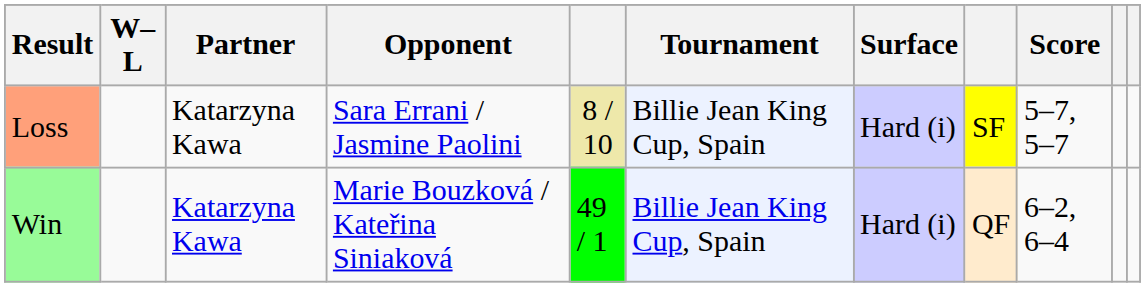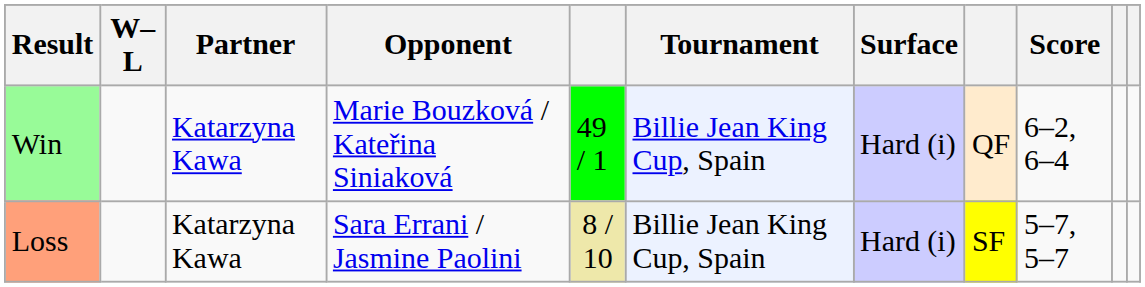rows swapped: (37, 224) <-> (40, 126)
